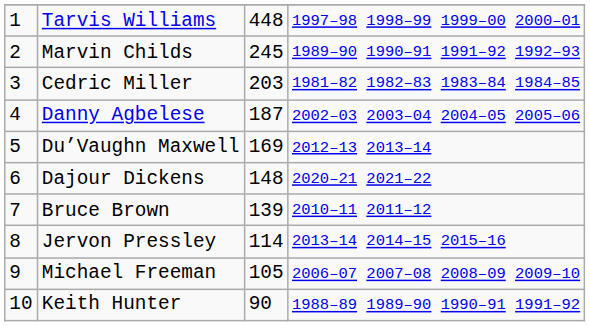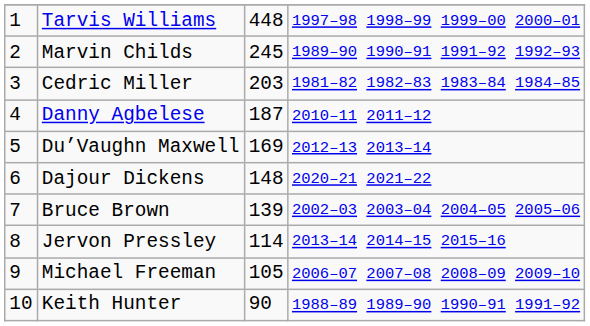(436, 115) 2002–03 2003–04 2004–05 2005–06 -> (362, 115) 2010–11 2011–12
(362, 210) 2010–11 2011–12 -> (436, 210) 2002–03 2003–04 2004–05 2005–06
